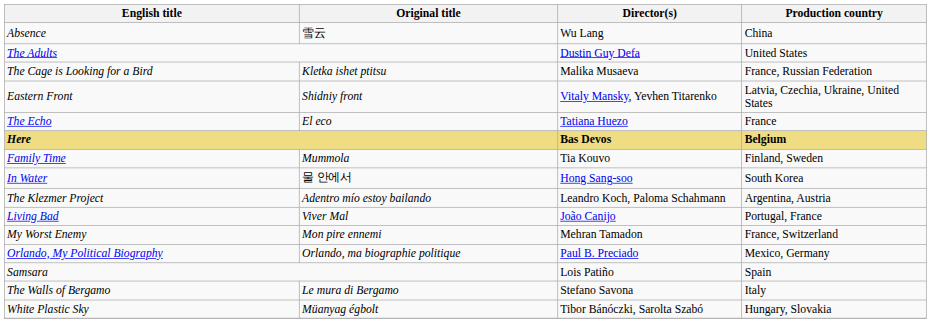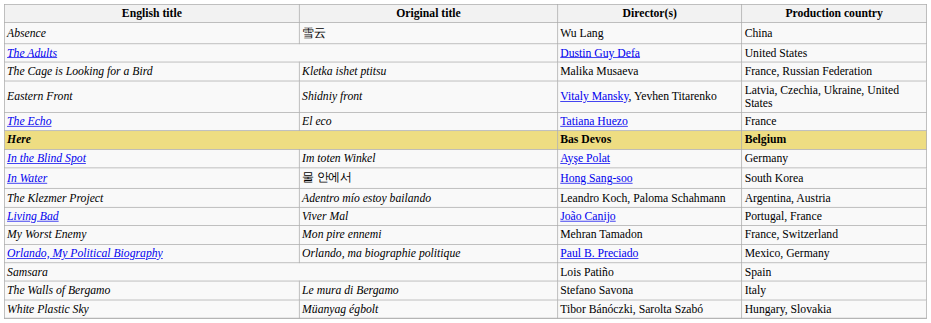- row: (36, 158)
+ row: (46, 158)
